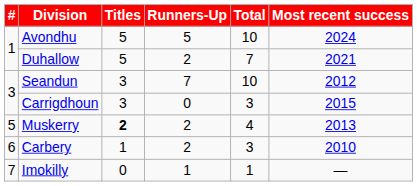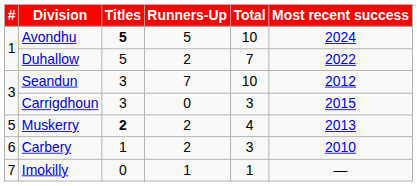(123, 37) normal -> (123, 37) bold
(341, 59) 2021 -> (341, 59) 2022
